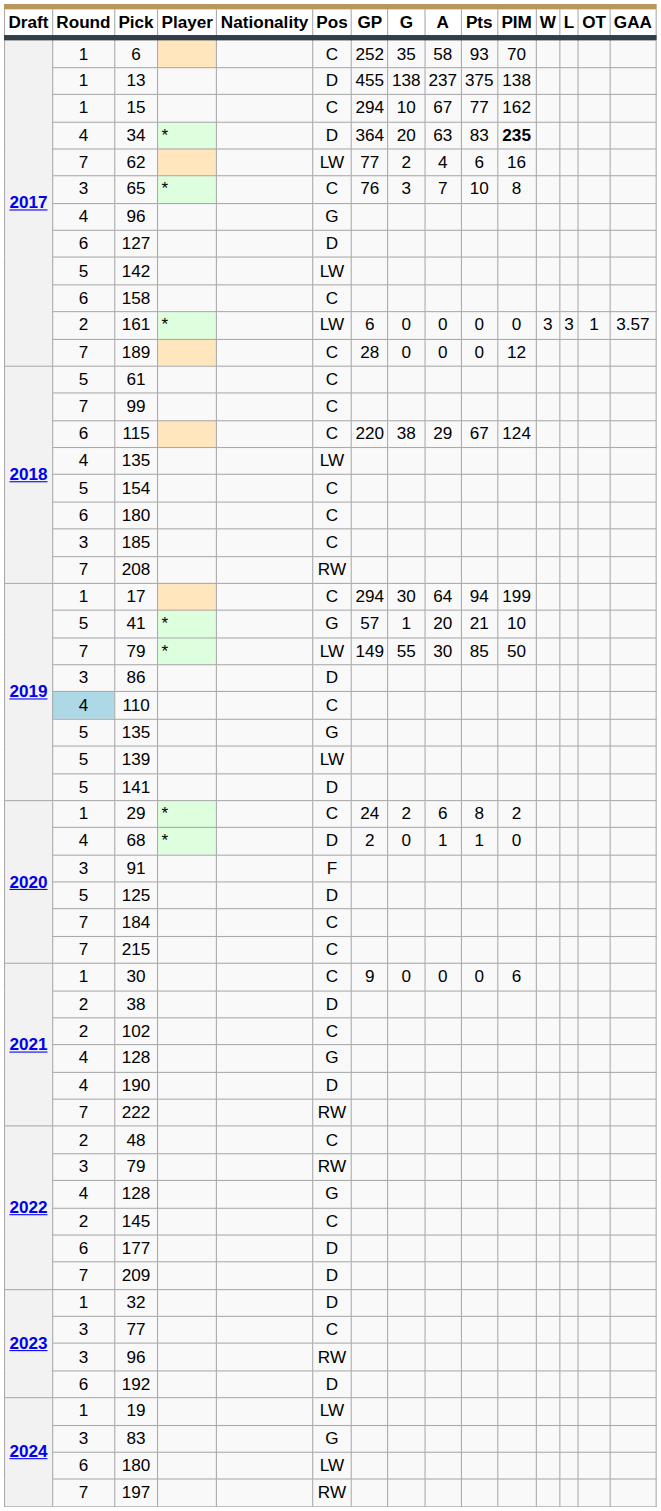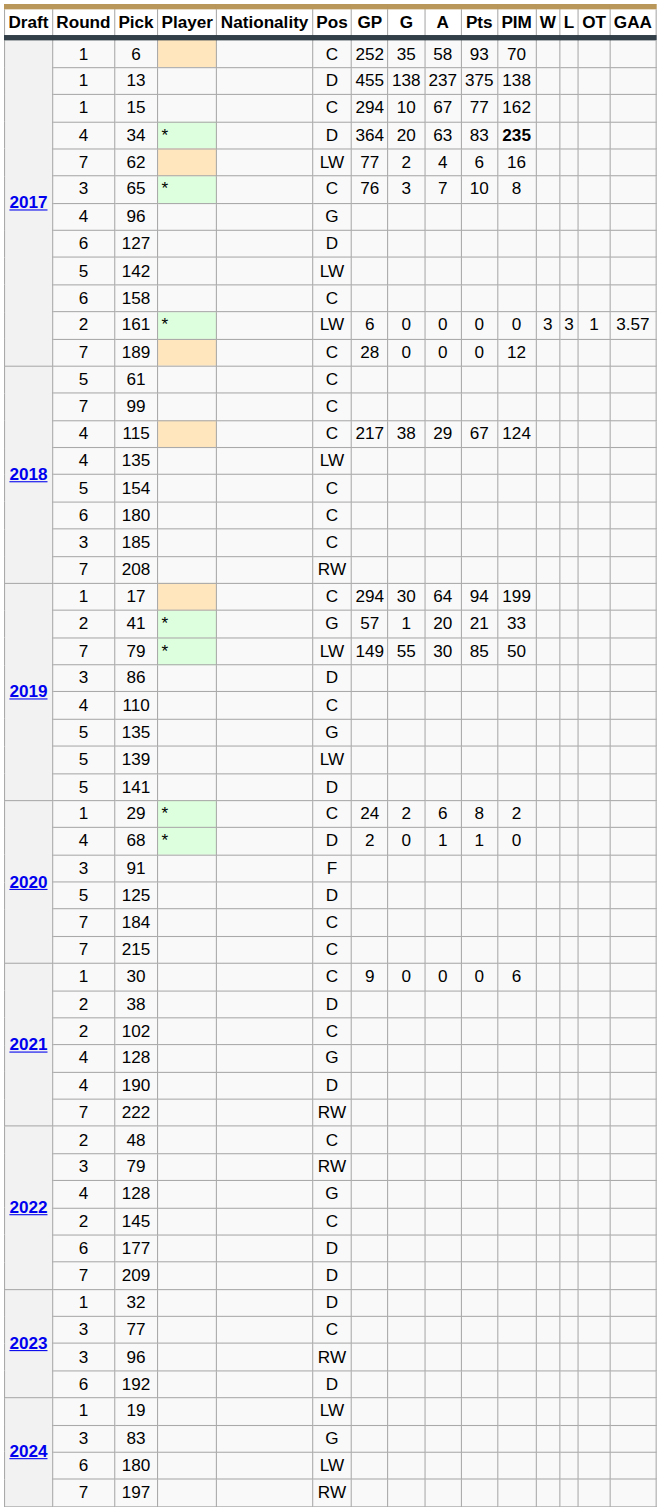(83, 433) 6 -> (83, 433) 4
(370, 433) 220 -> (370, 433) 217
(83, 623) 5 -> (83, 623) 2
(517, 623) 10 -> (517, 623) 33
(83, 705) lightblue background -> (83, 705) no background
